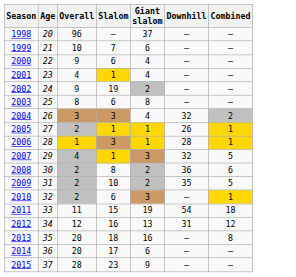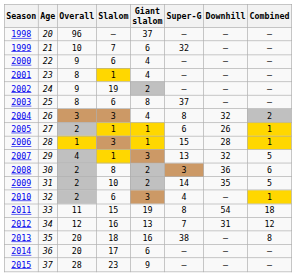+ column: (184, 16)
(77, 75) 4 -> (77, 75) 8
